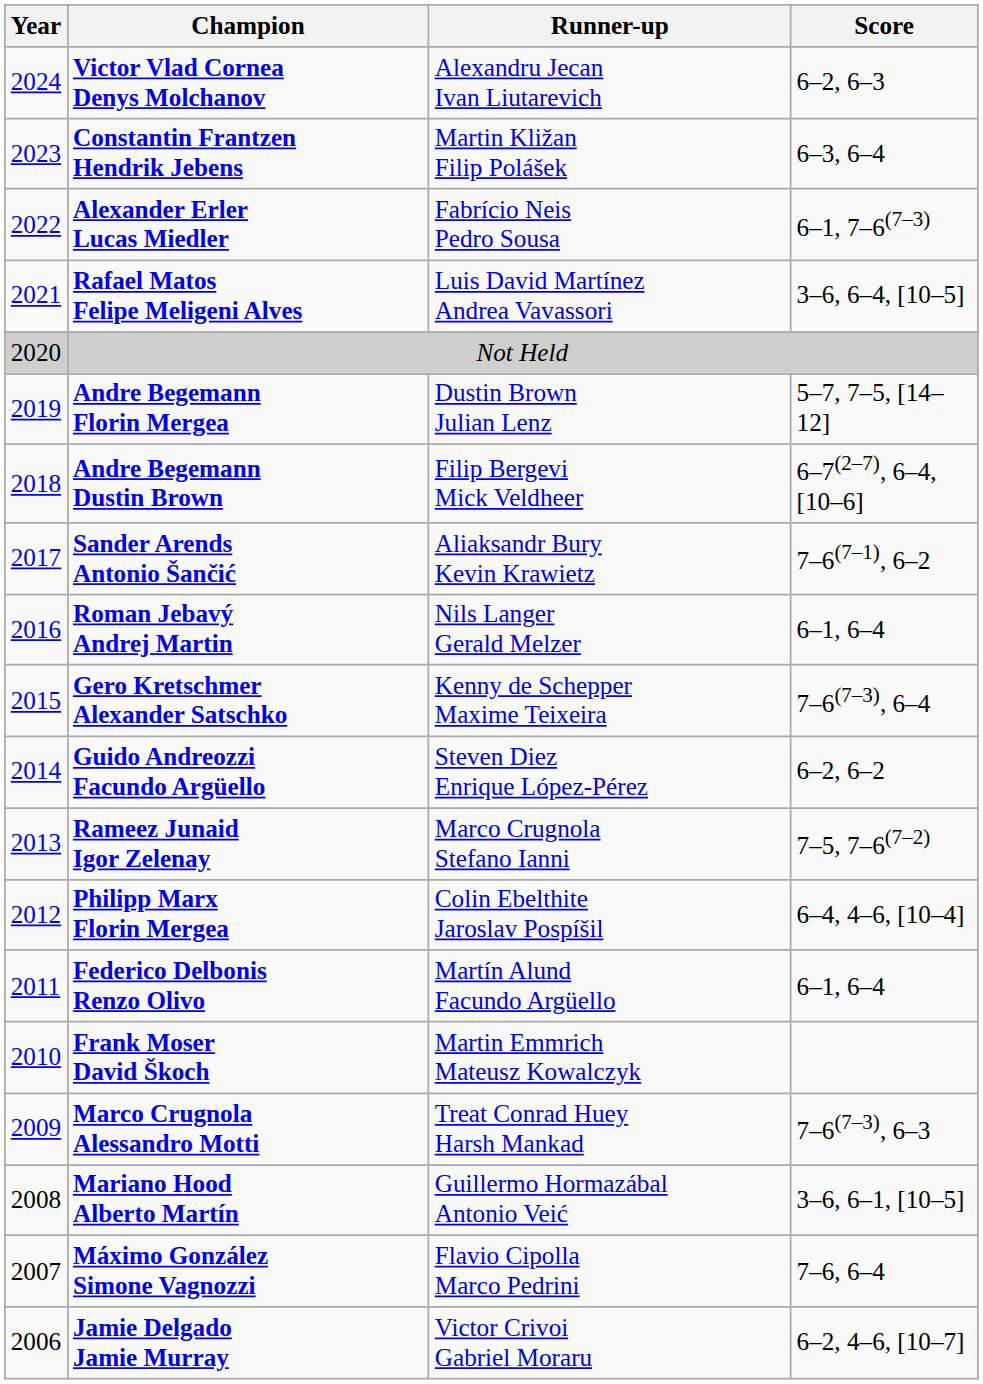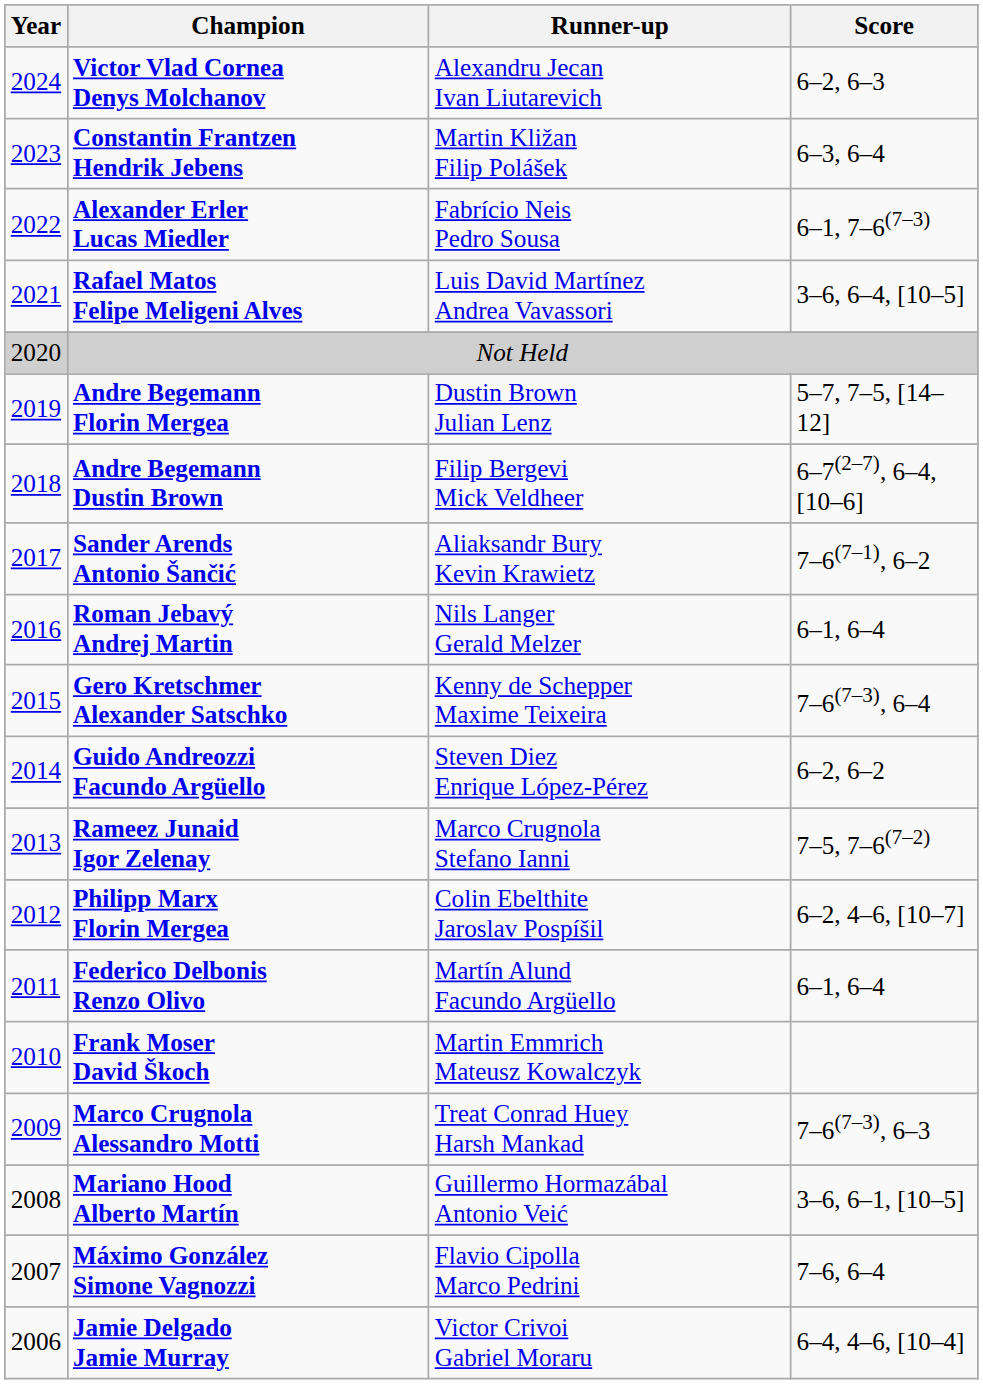(881, 914) 6–4, 4–6, [10–4] -> (881, 914) 6–2, 4–6, [10–7]
(881, 1342) 6–2, 4–6, [10–7] -> (881, 1342) 6–4, 4–6, [10–4]
